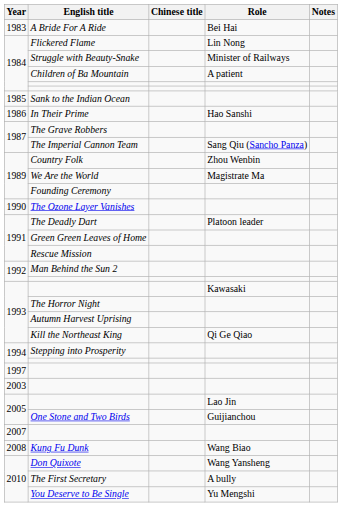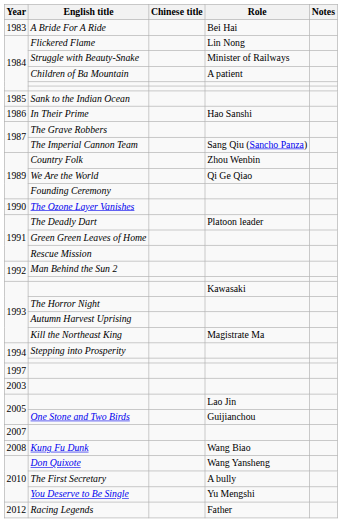(236, 176) Magistrate Ma -> (230, 176) Qi Ge Qiao
(230, 335) Qi Ge Qiao -> (236, 335) Magistrate Ma
+ row: (16, 510)
